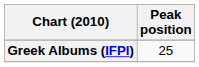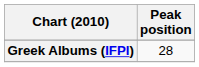(166, 51) 25 -> (166, 51) 28
